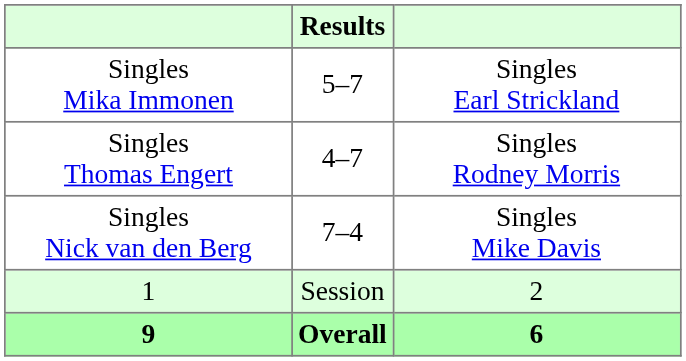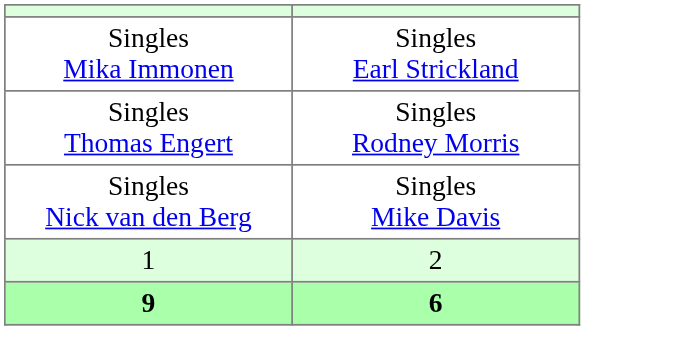- column: (342, 25)
